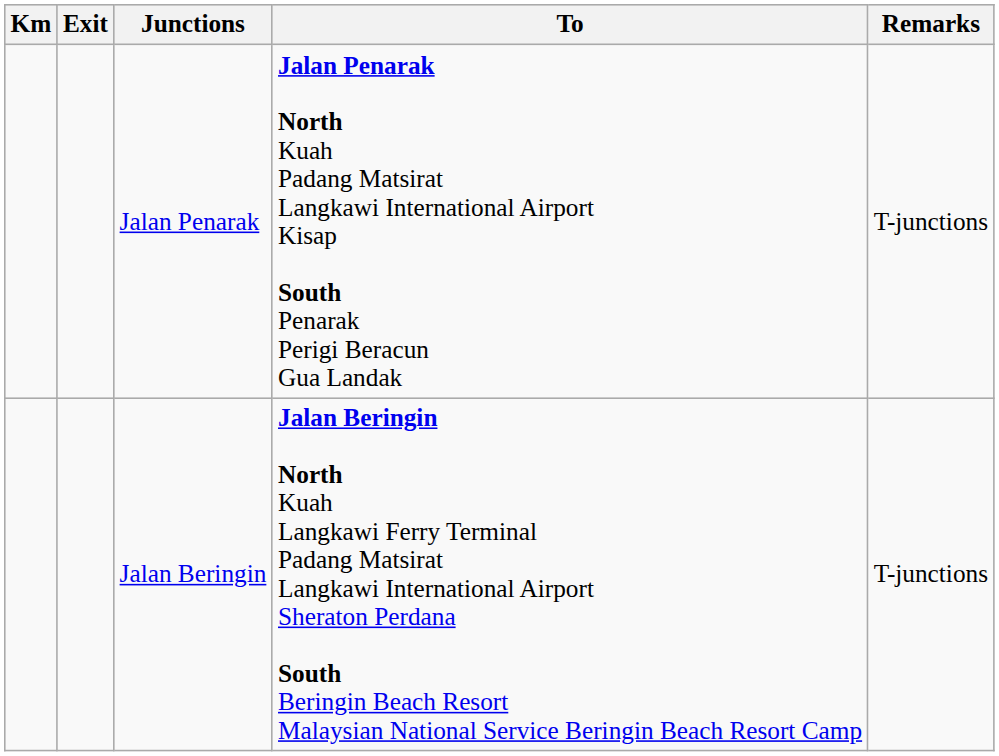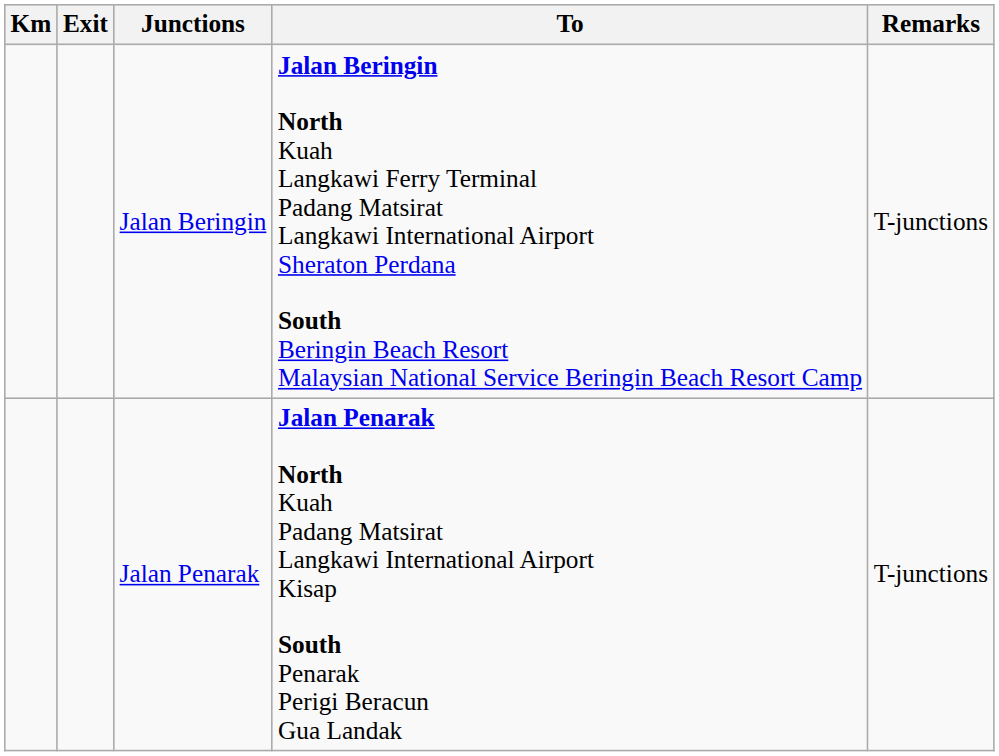rows swapped: (193, 573) <-> (189, 221)
